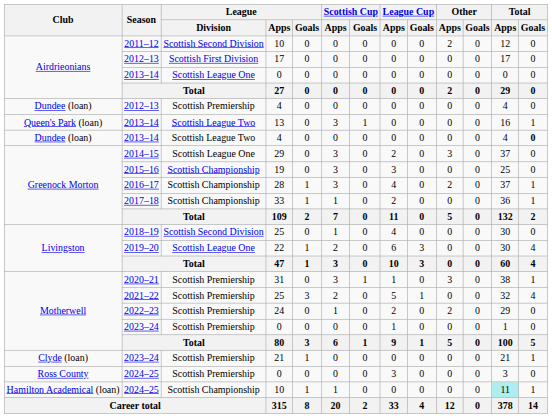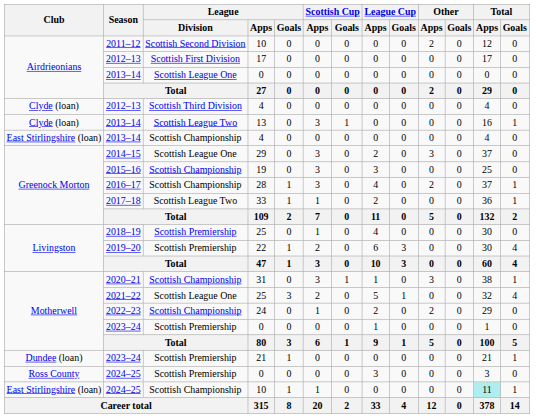(63, 106) Dundee (loan) -> (54, 106) Clyde (loan)
(214, 106) Scottish Premiership -> (195, 106) Scottish Third Division
(63, 122) Queen's Park (loan) -> (54, 122) Clyde (loan)
(63, 138) Dundee (loan) -> (54, 138) East Stirlingshire (loan)
(214, 138) Scottish League Two -> (195, 138) Scottish Championship
(533, 138) bold -> (515, 138) normal
(214, 201) Scottish Championship -> (195, 201) Scottish League Two
(214, 232) Scottish Second Division -> (195, 232) Scottish Premiership
(214, 248) Scottish League One -> (195, 248) Scottish Premiership
(214, 279) Scottish Premiership -> (195, 279) Scottish Championship
(214, 295) Scottish Premiership -> (195, 295) Scottish League One
(214, 311) Scottish Premiership -> (195, 311) Scottish Championship
(63, 358) Clyde (loan) -> (54, 358) Dundee (loan)
(63, 389) Hamilton Academical (loan) -> (54, 389) East Stirlingshire (loan)
